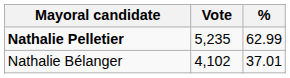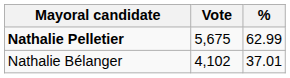(212, 38) 5,235 -> (212, 38) 5,675
